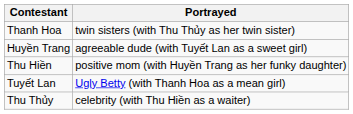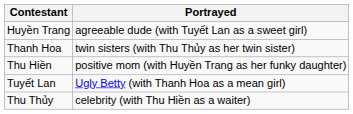rows swapped: (34, 30) <-> (38, 48)
